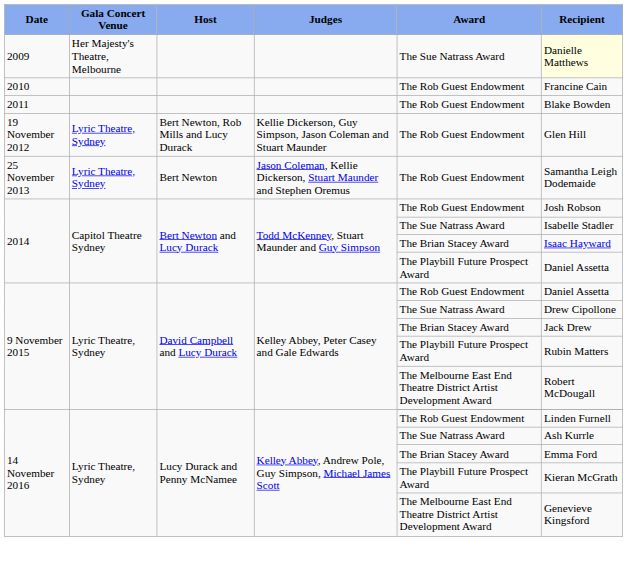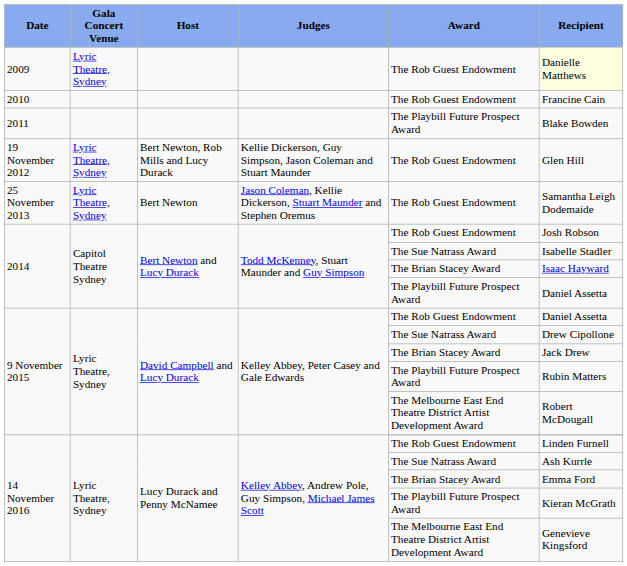(103, 56) Her Majesty's Theatre, Melbourne -> (91, 68) Lyric Theatre, Sydney
(452, 56) The Sue Natrass Award -> (453, 68) The Rob Guest Endowment
(462, 104) The Rob Guest Endowment -> (455, 123) The Playbill Future Prospect Award
